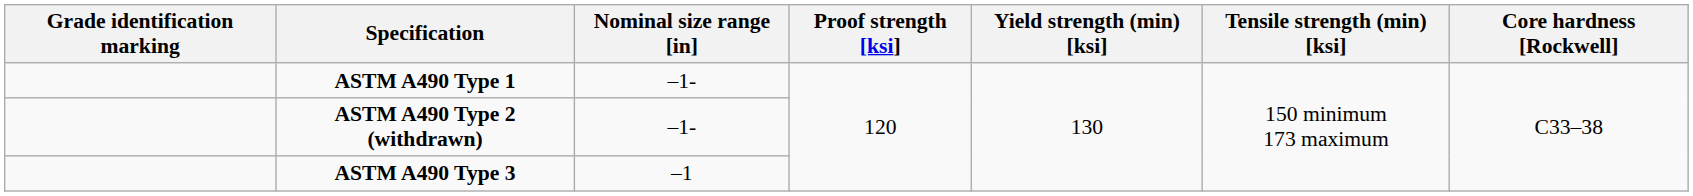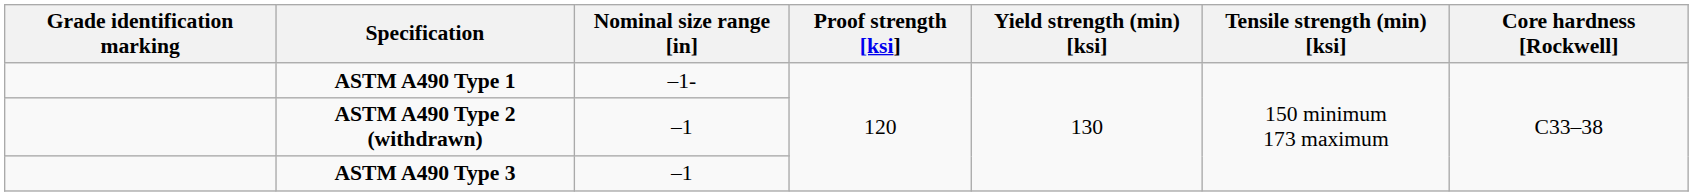(682, 126) –1- -> (682, 126) –1
